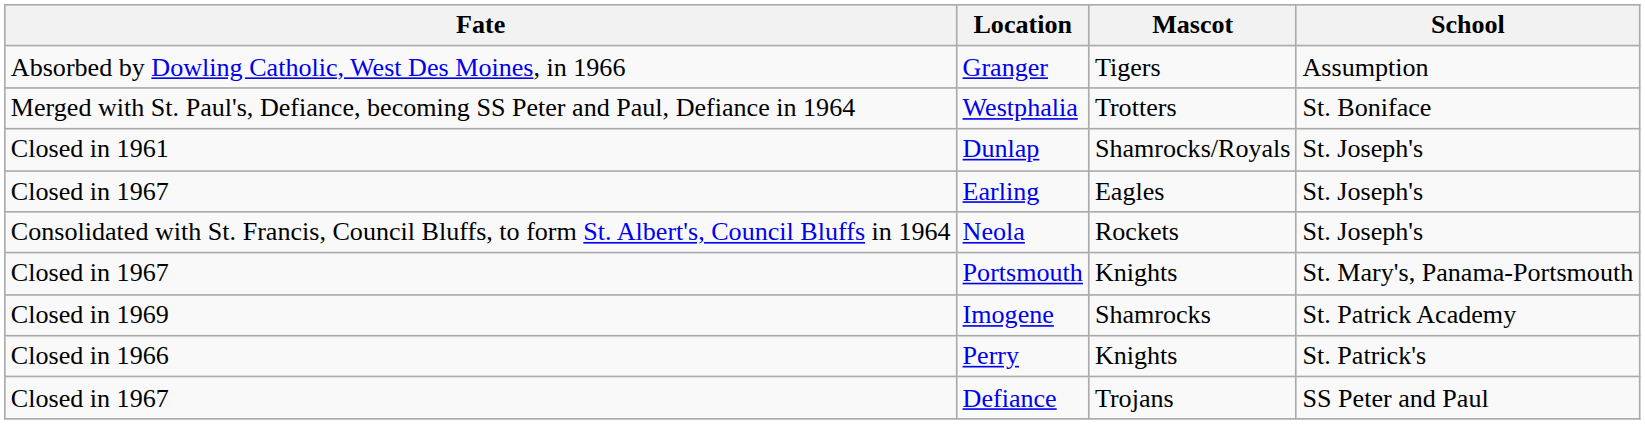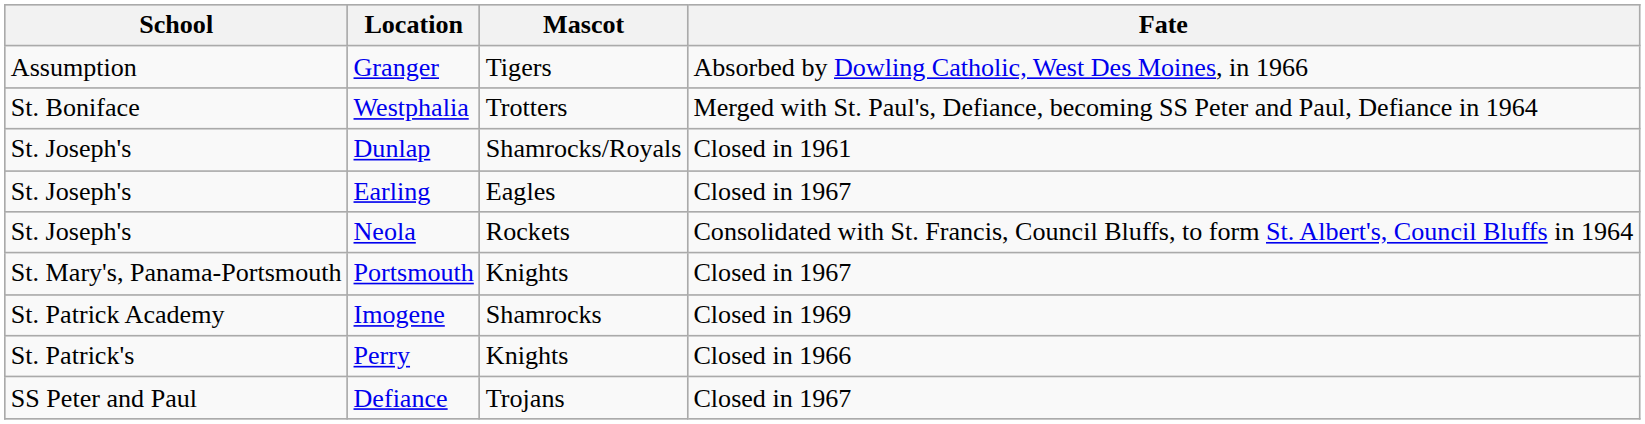columns swapped: (1468, 25) <-> (481, 25)
